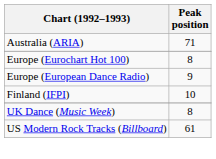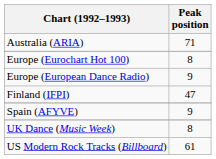(190, 94) 10 -> (190, 94) 47
+ row: (42, 111)
